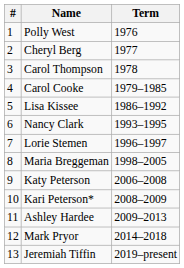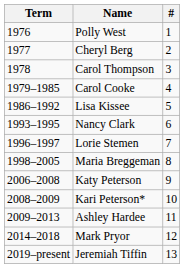columns swapped: (13, 13) <-> (146, 13)
